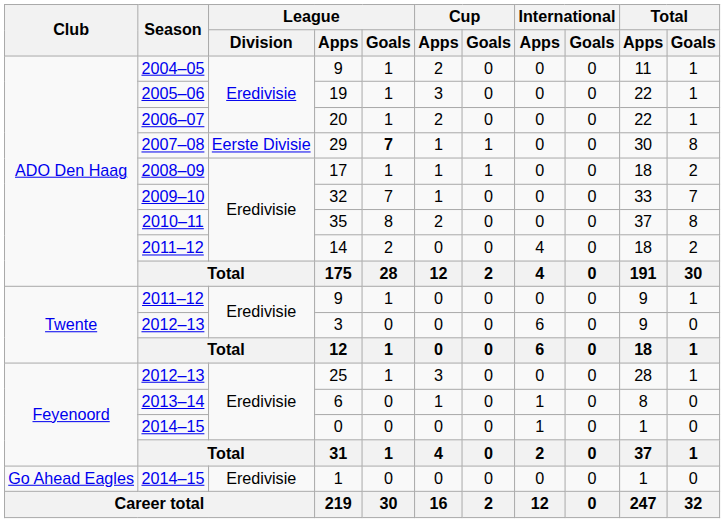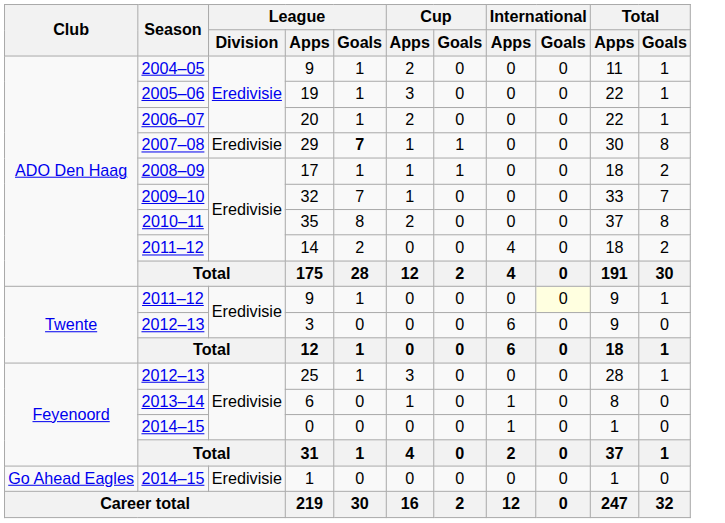(261, 145) Eerste Divisie -> (247, 145) Eredivisie
(592, 299) no background -> (563, 299) lightyellow background
